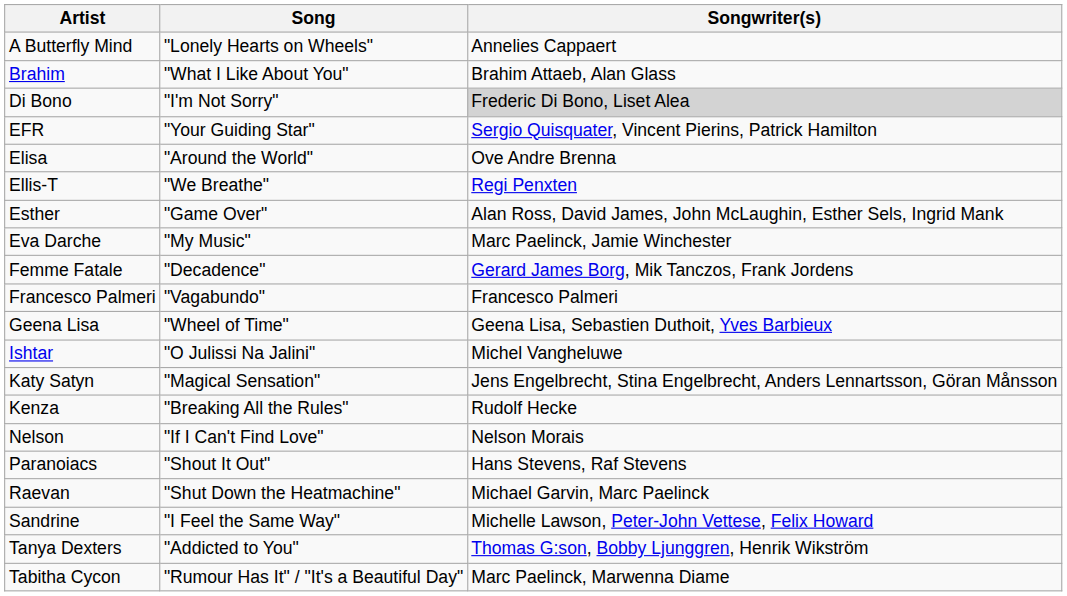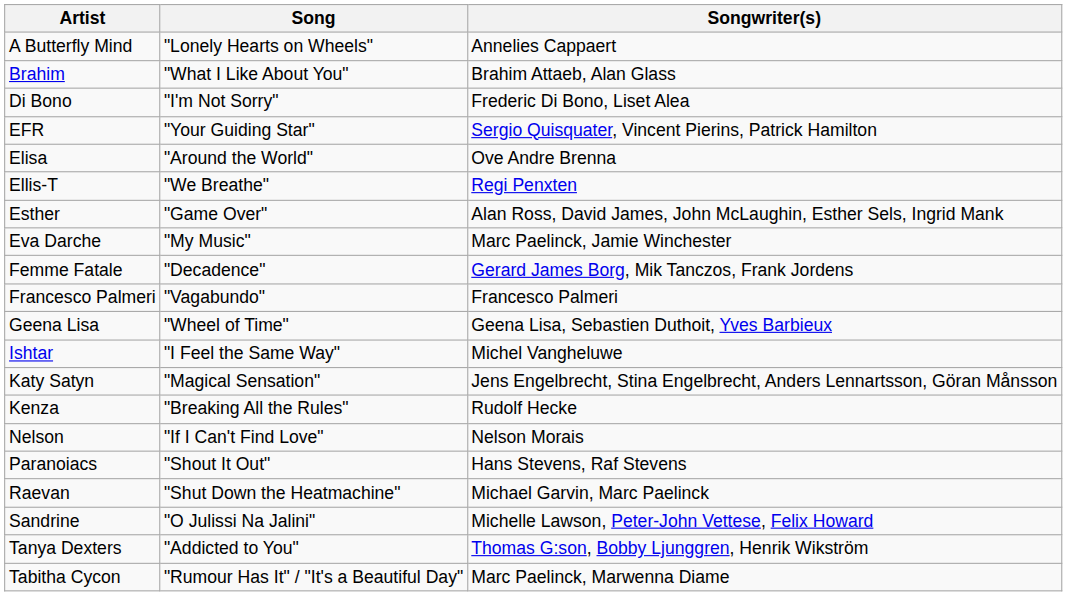(580, 102) lightgrey background -> (580, 102) no background
(240, 353) "O Julissi Na Jalini" -> (252, 353) "I Feel the Same Way"
(252, 520) "I Feel the Same Way" -> (240, 520) "O Julissi Na Jalini"
